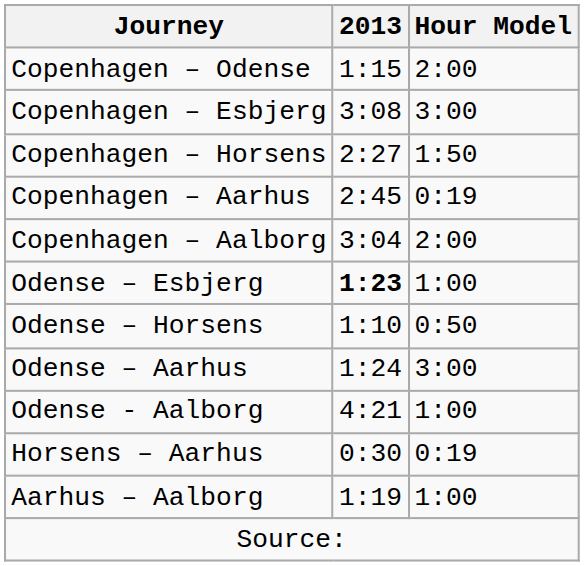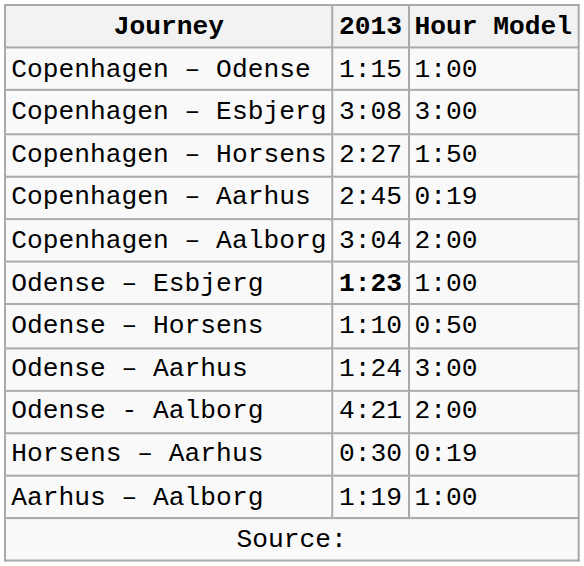(446, 69) 2:00 -> (446, 69) 1:00
(446, 412) 1:00 -> (446, 412) 2:00
